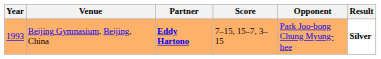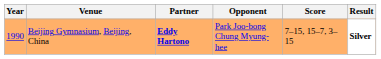columns swapped: (313, 12) <-> (245, 12)
(15, 36) 1993 -> (15, 36) 1990
